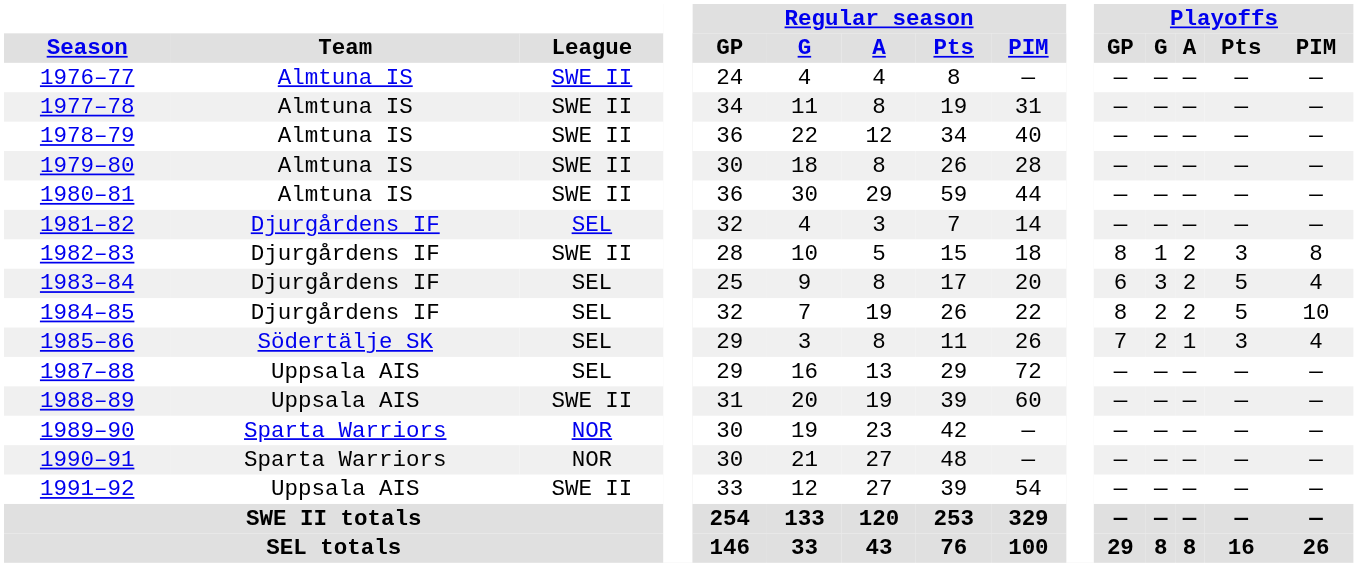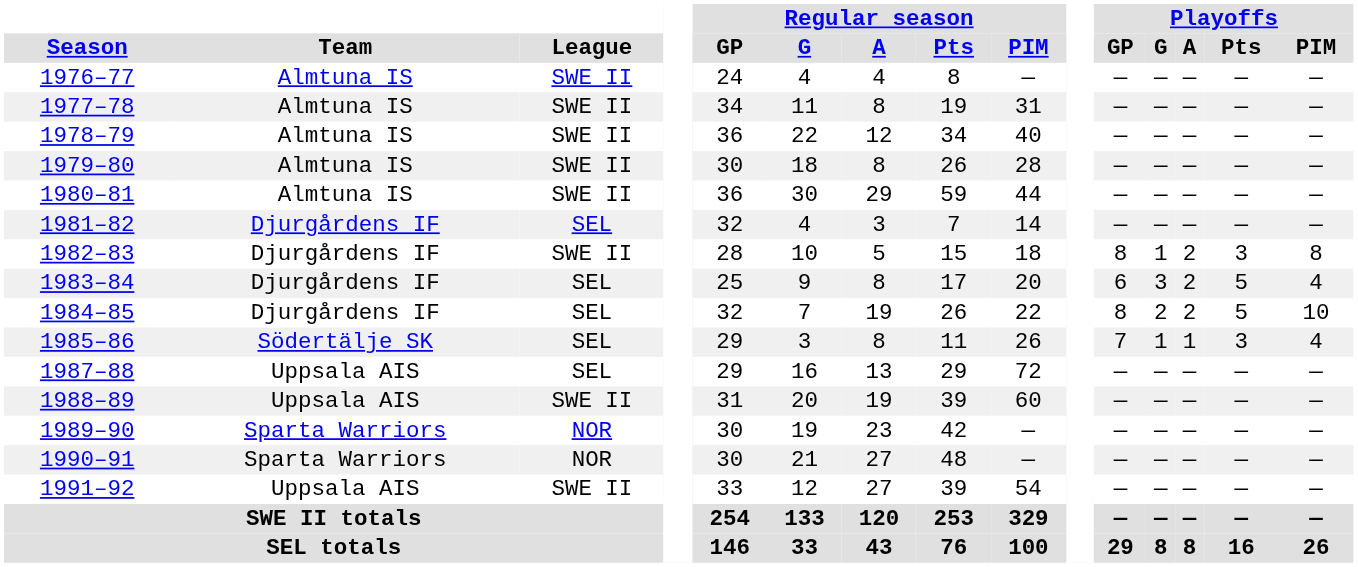(1161, 342) 2 -> (1161, 342) 1
